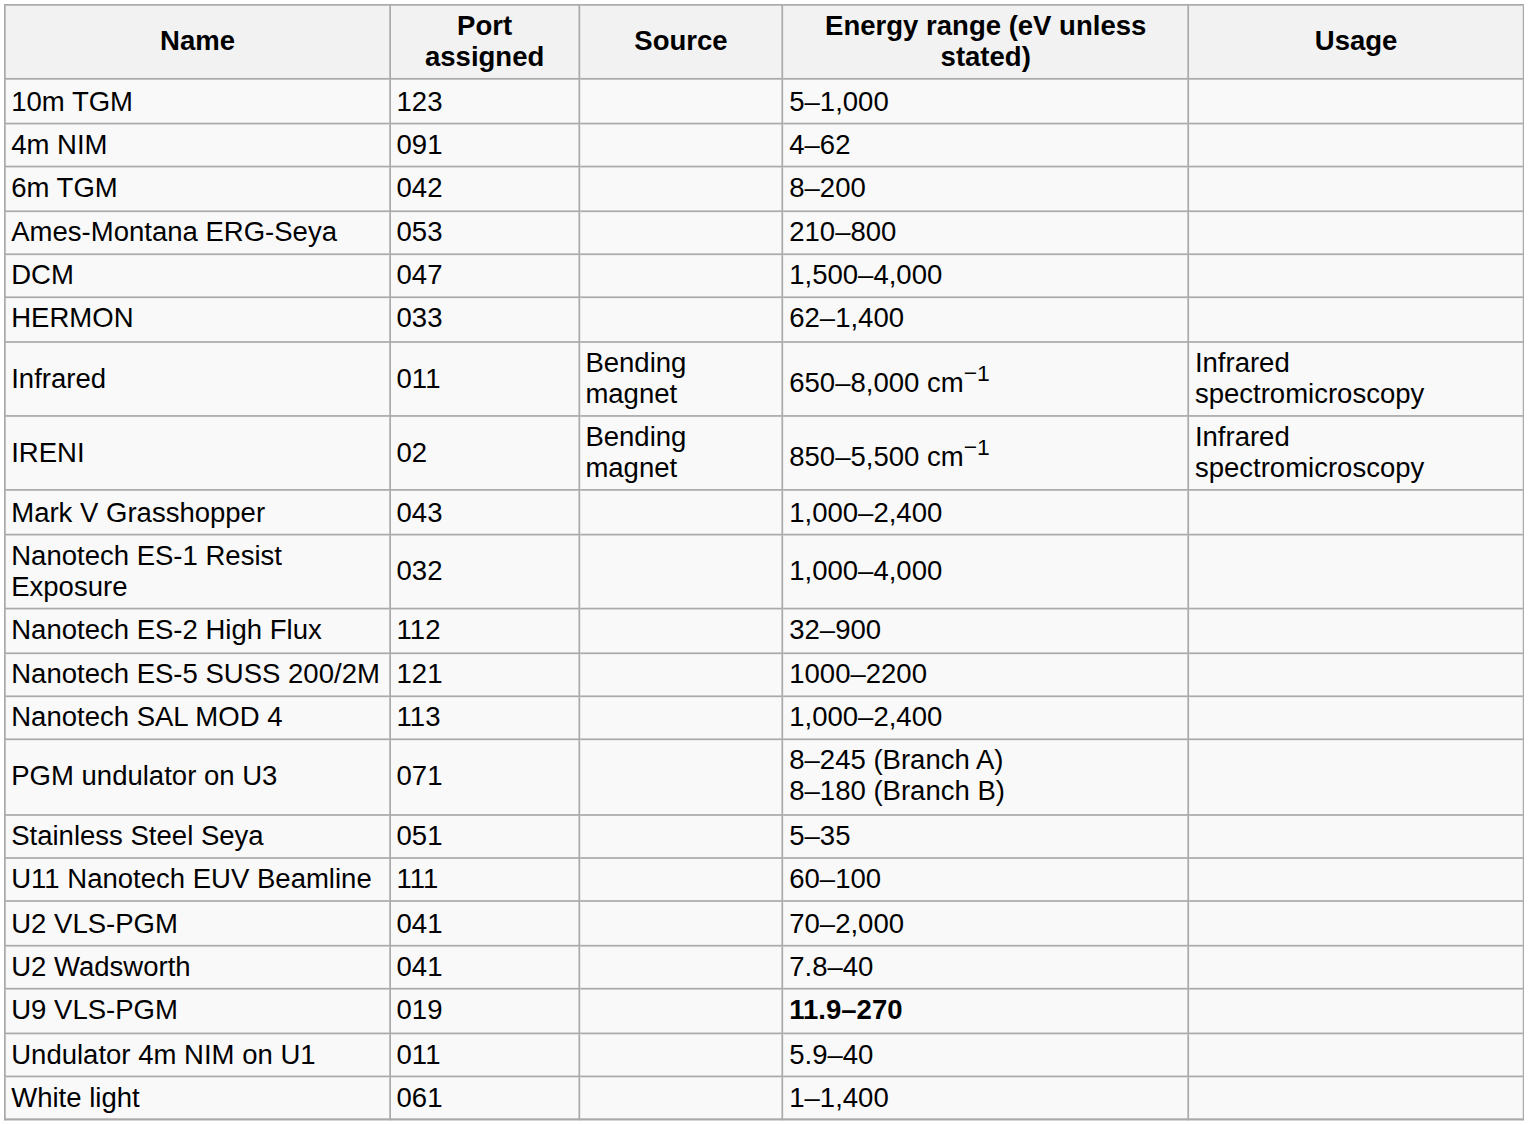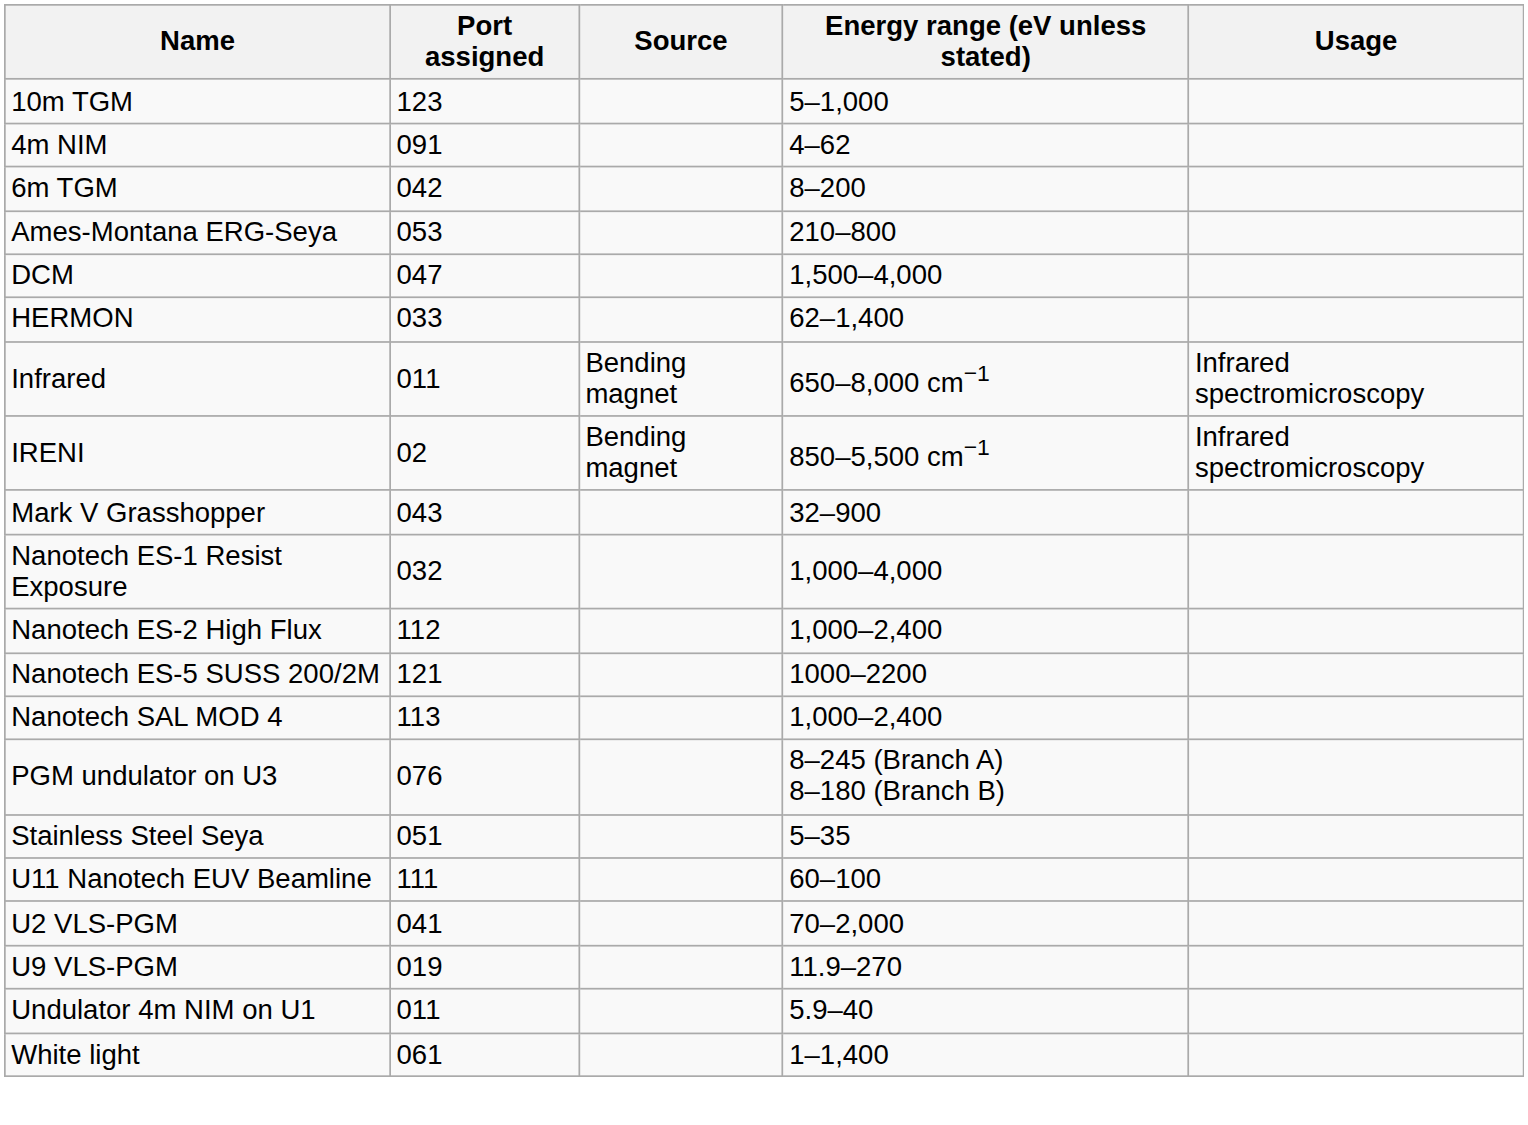(866, 512) 1,000–2,400 -> (835, 512) 32–900
(835, 630) 32–900 -> (866, 630) 1,000–2,400
(420, 776) 071 -> (420, 776) 076
- row: (101, 966)
(846, 1010) bold -> (846, 966) normal
